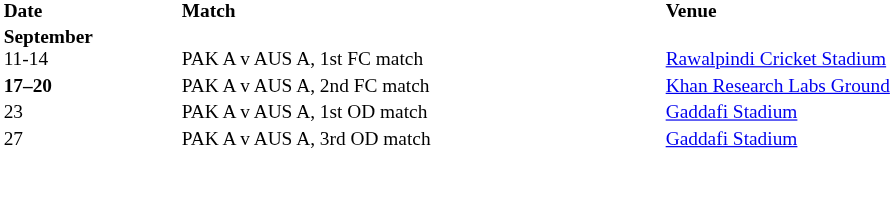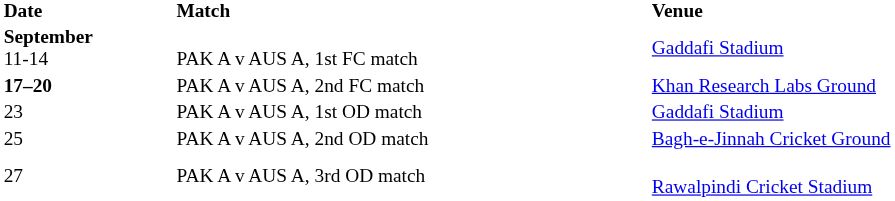(776, 58) Rawalpindi Cricket Stadium -> (718, 47) Gaddafi Stadium
+ row: (302, 138)
(732, 138) Gaddafi Stadium -> (762, 187) Rawalpindi Cricket Stadium
